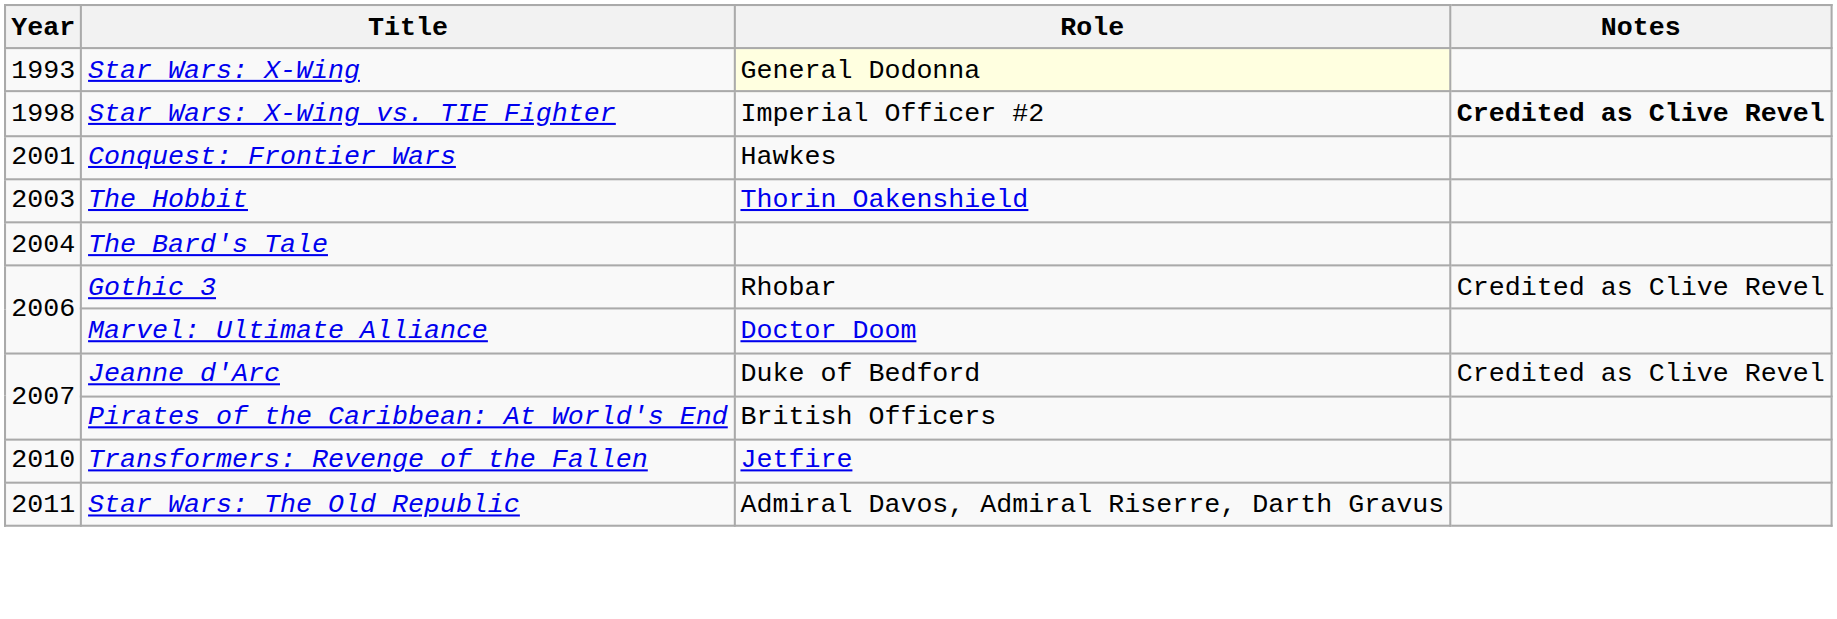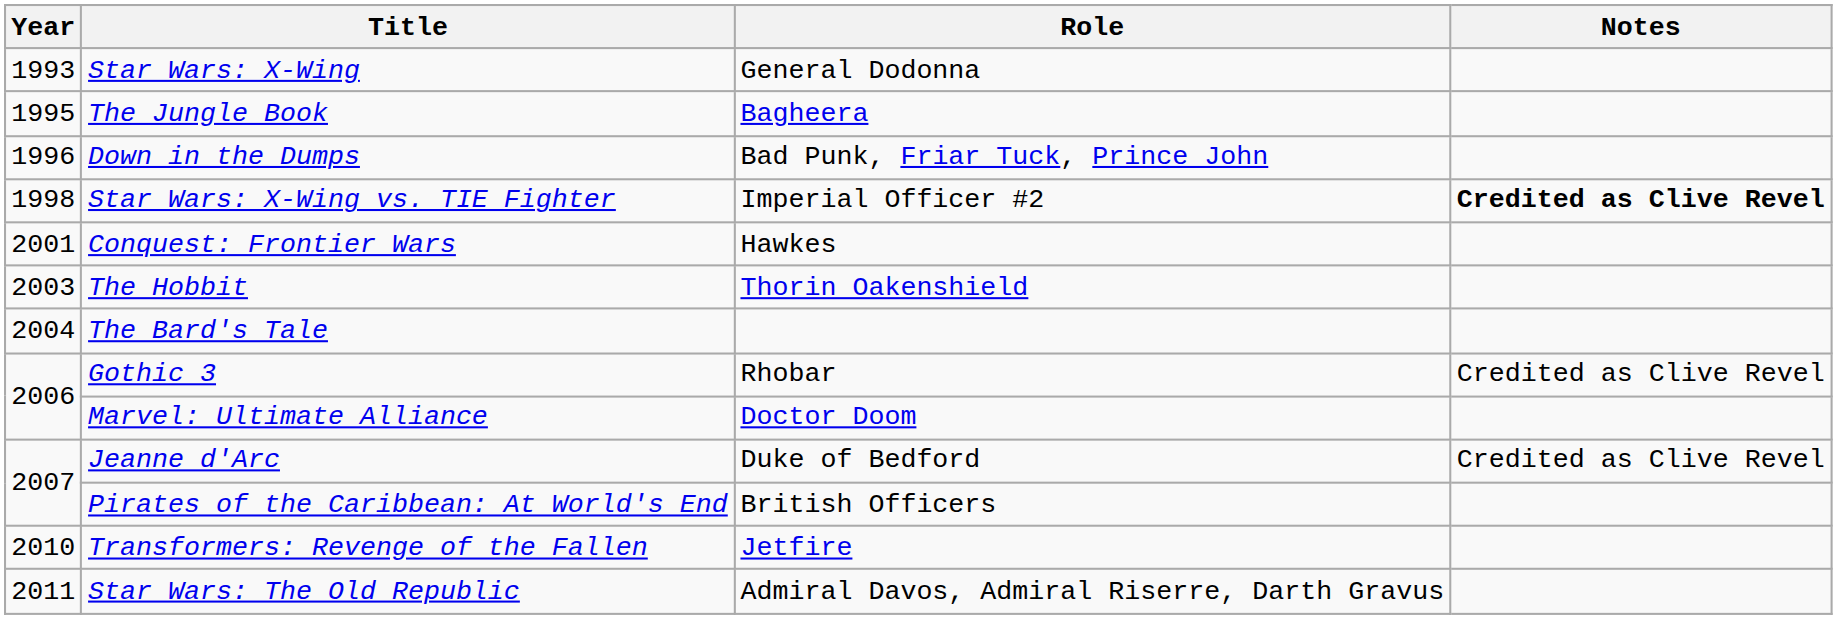(860, 70) lightyellow background -> (860, 70) no background
+ row: (208, 114)
+ row: (224, 157)
